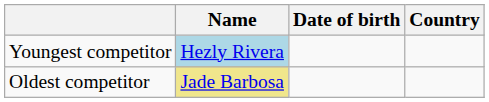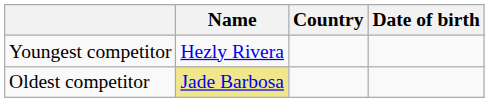columns swapped: (445, 19) <-> (347, 19)
(232, 50) lightblue background -> (232, 50) no background
